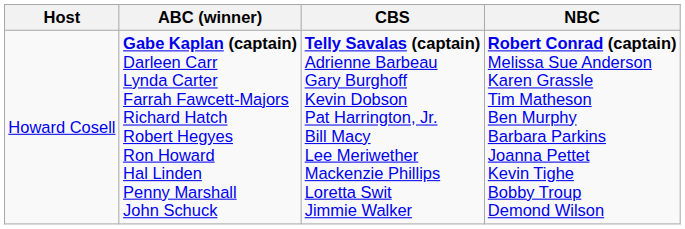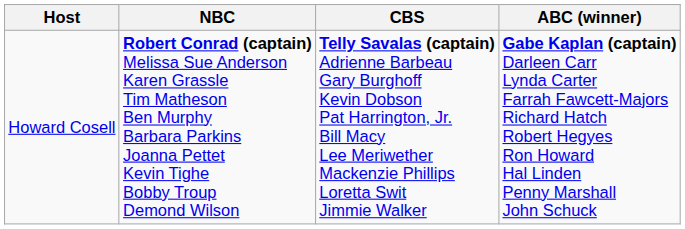columns swapped: (210, 17) <-> (582, 17)
